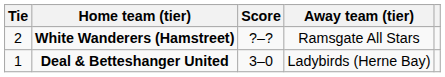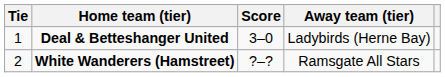rows swapped: (135, 60) <-> (135, 38)
